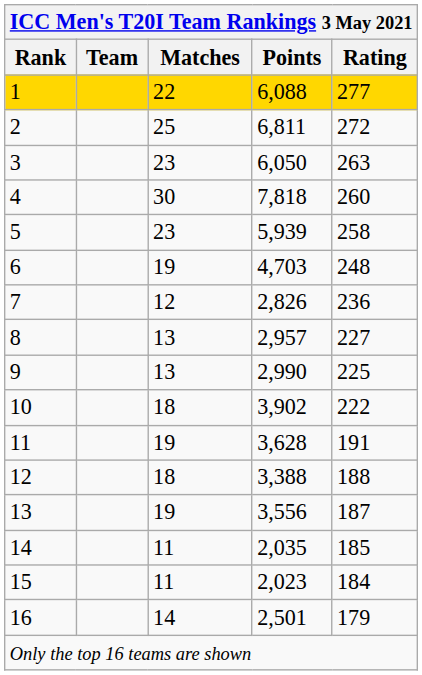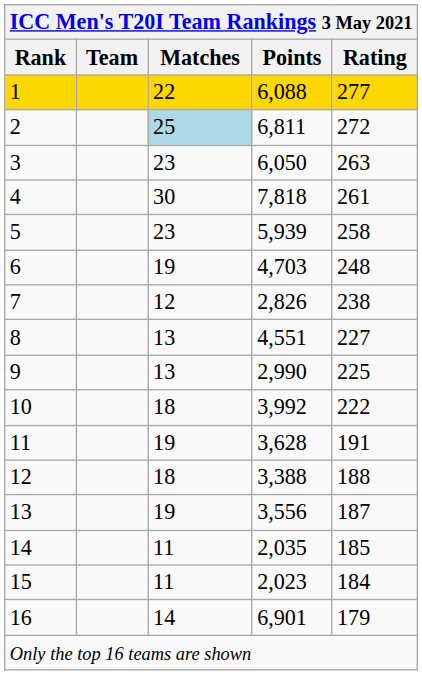(164, 127) no background -> (164, 127) lightblue background
(354, 197) 260 -> (354, 197) 261
(354, 302) 236 -> (354, 302) 238
(282, 337) 2,957 -> (282, 337) 4,551
(282, 407) 3,902 -> (282, 407) 3,992
(282, 617) 2,501 -> (282, 617) 6,901
